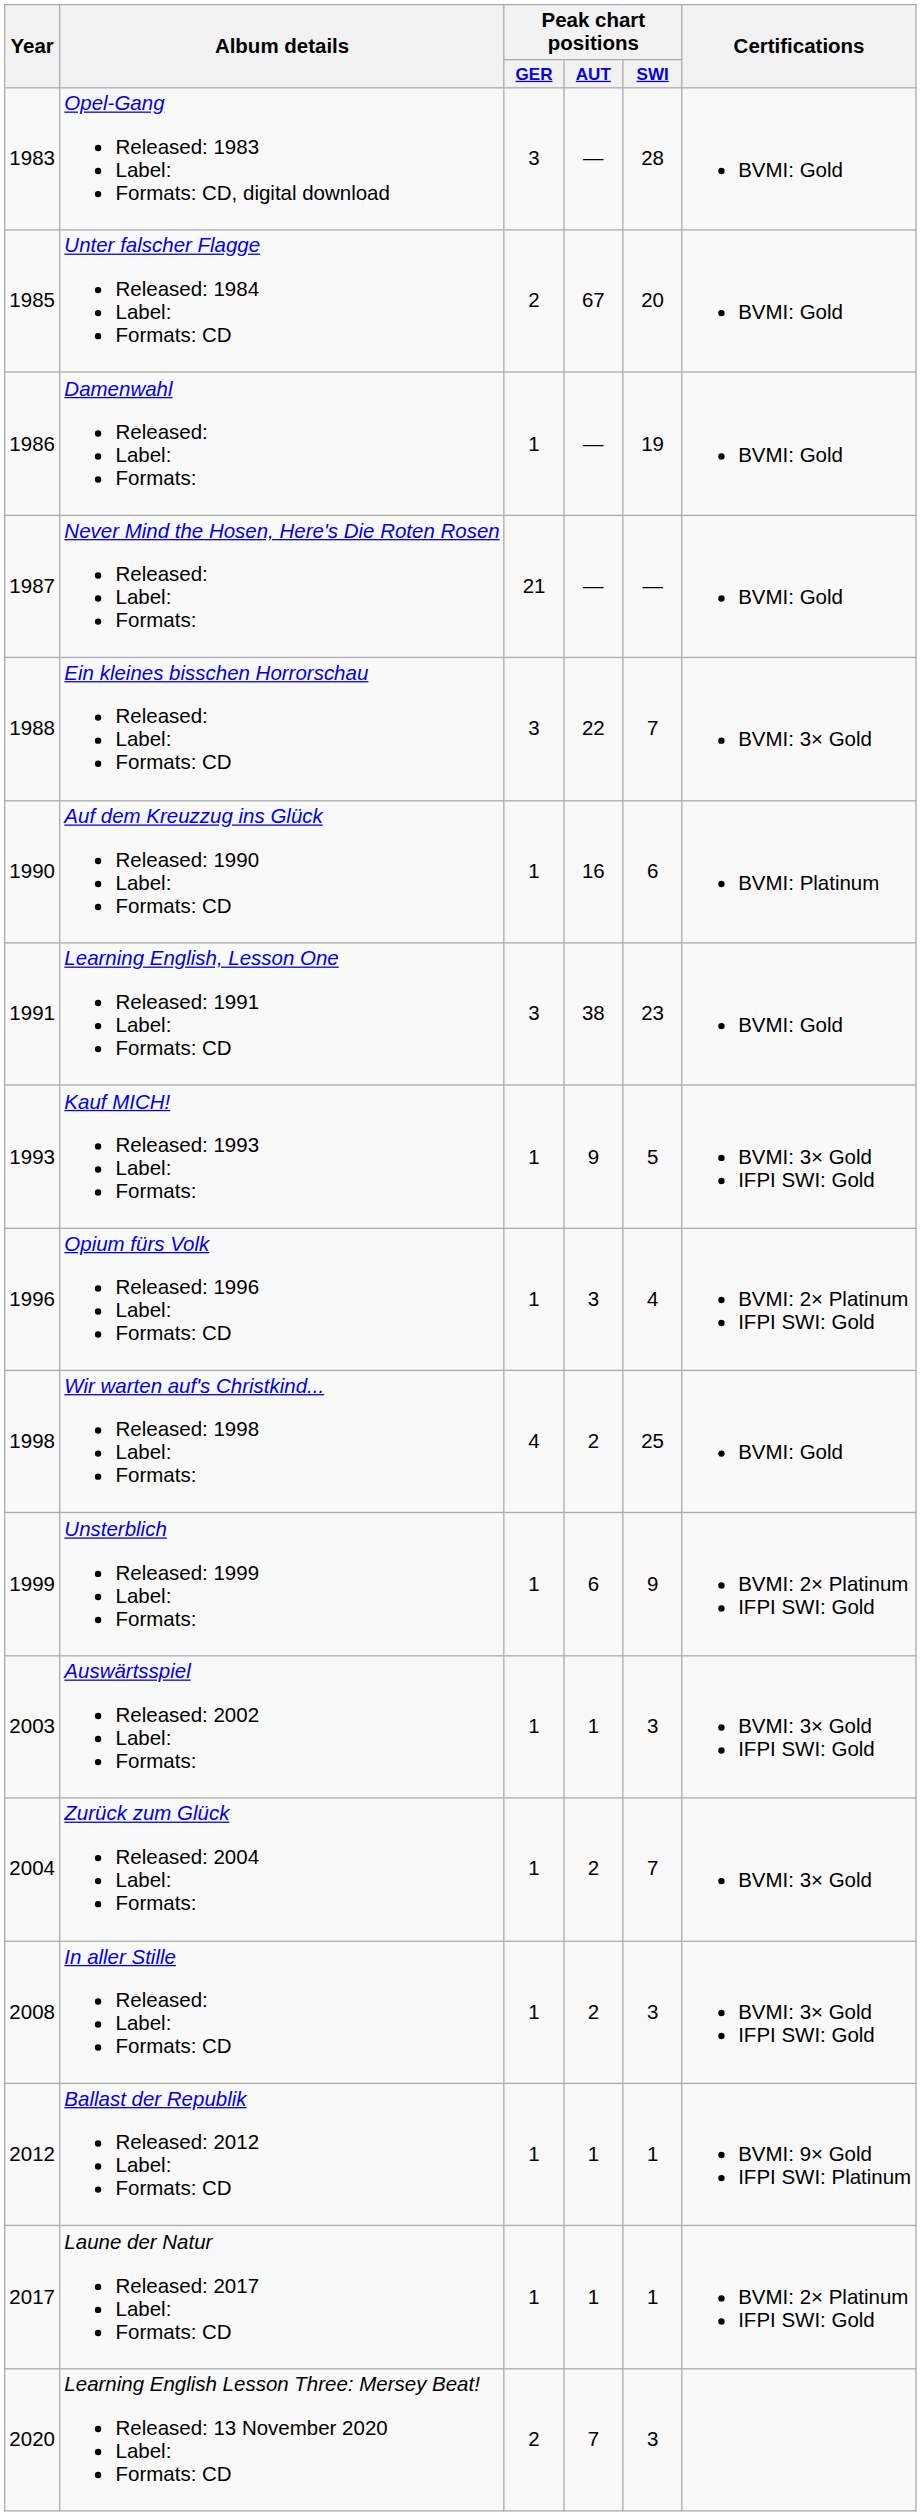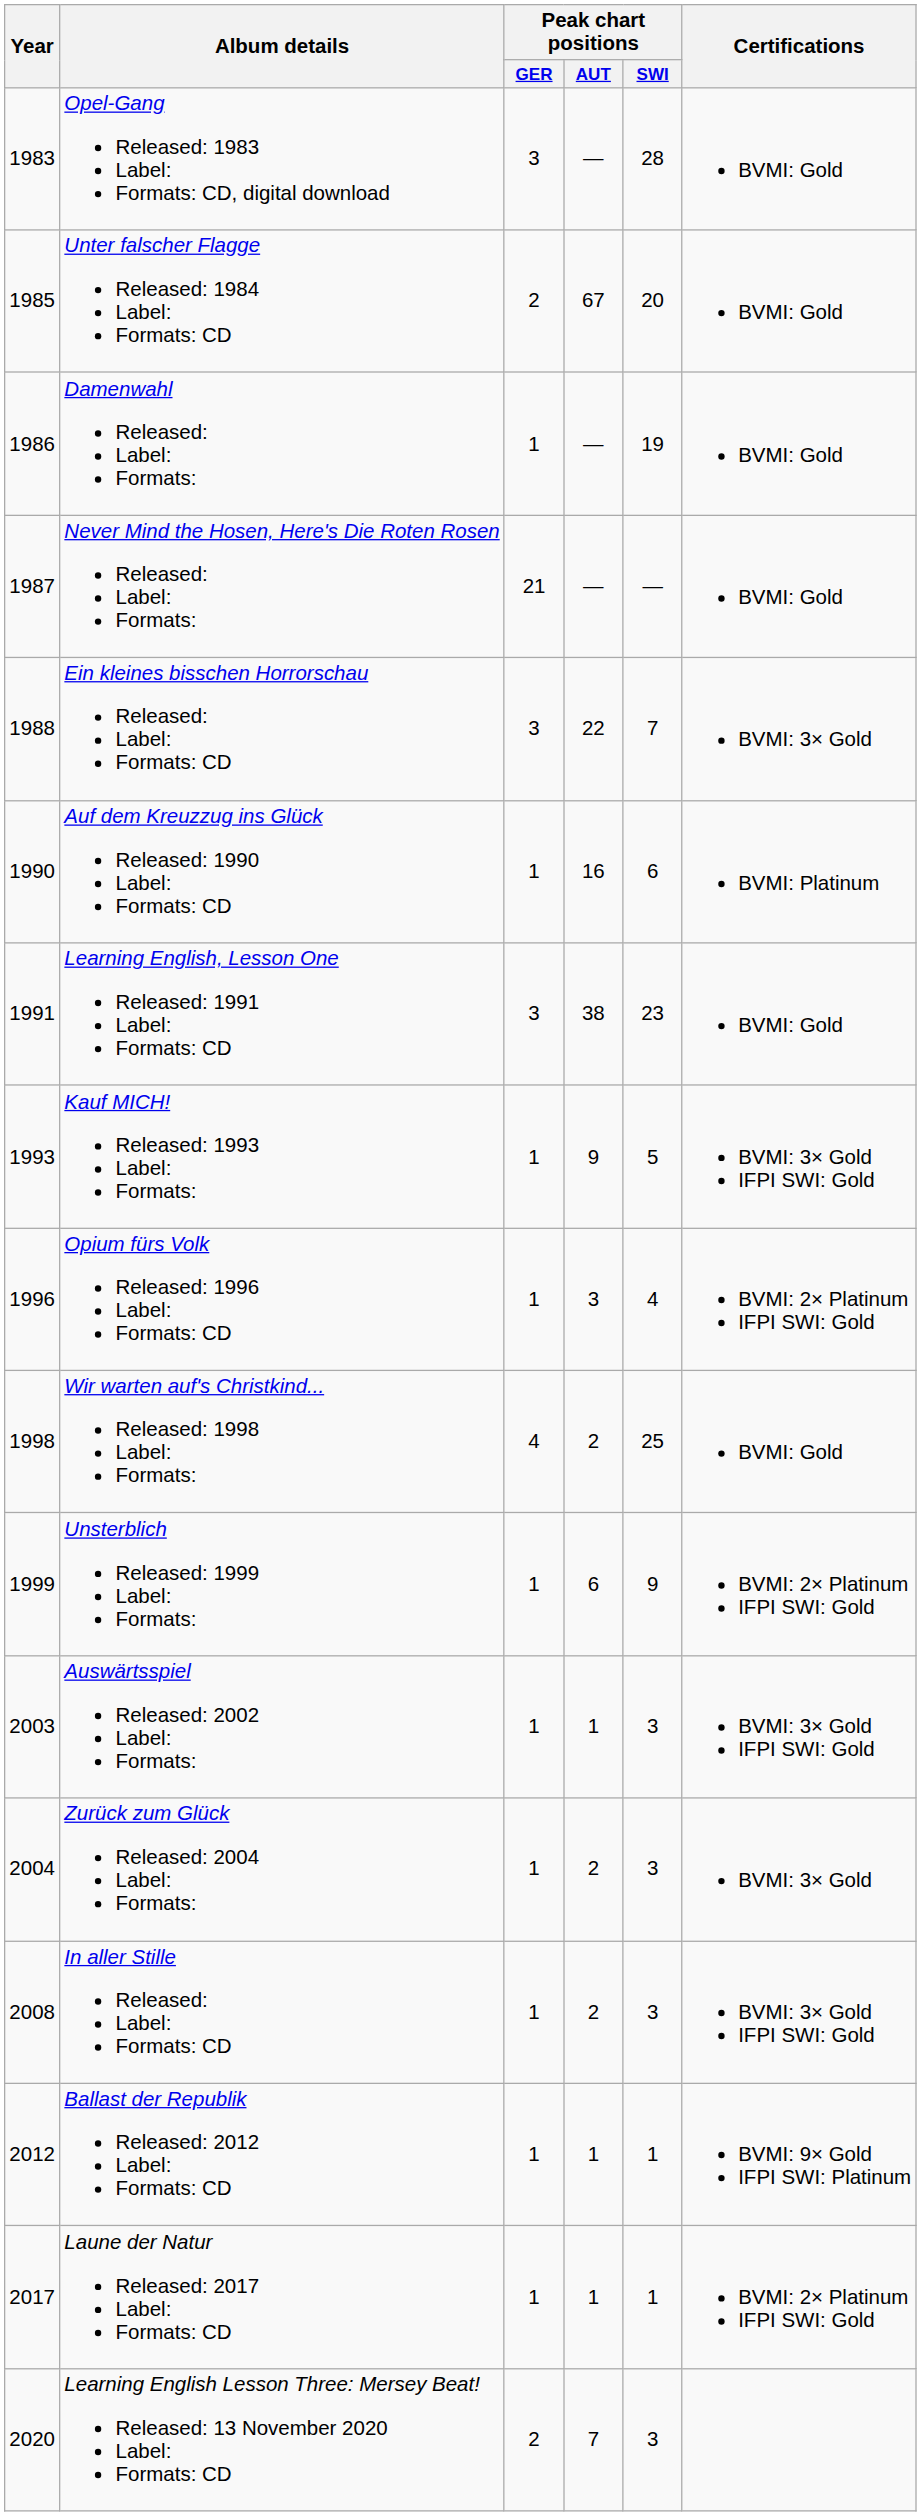(653, 1869) 7 -> (653, 1869) 3
